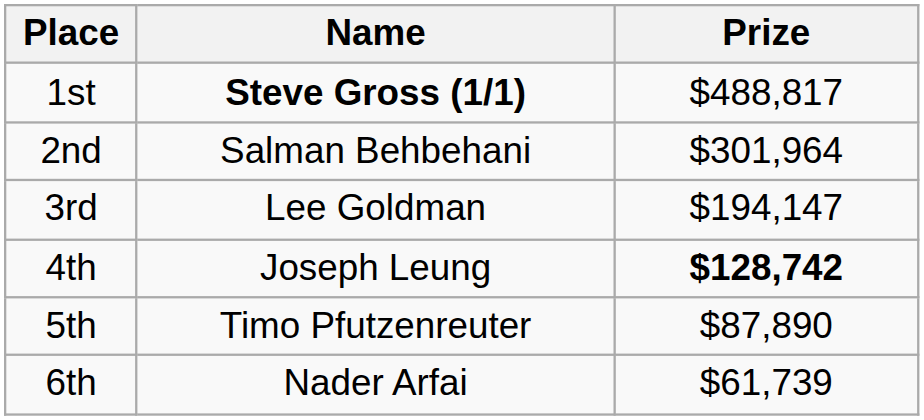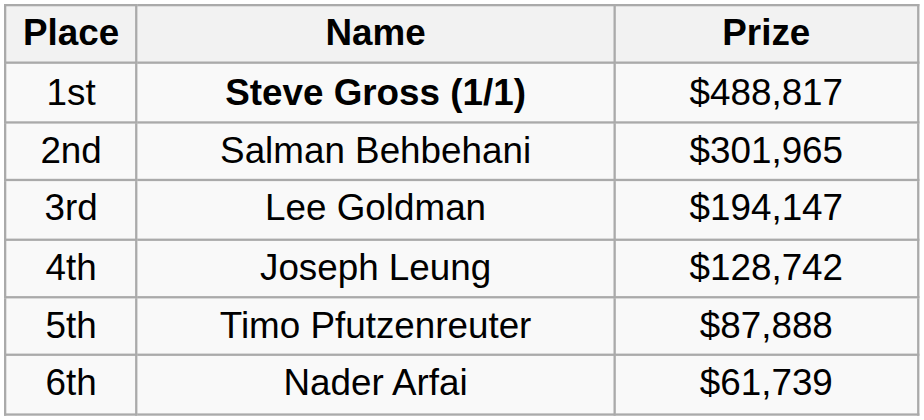(766, 150) $301,964 -> (766, 150) $301,965
(766, 267) bold -> (766, 267) normal
(766, 325) $87,890 -> (766, 325) $87,888
